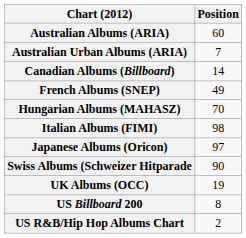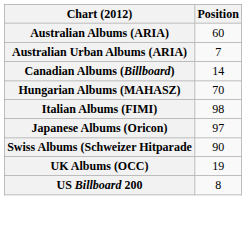- row: (100, 90)
- row: (100, 223)
